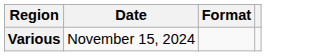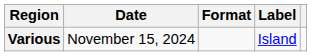+ column: (277, 16)
